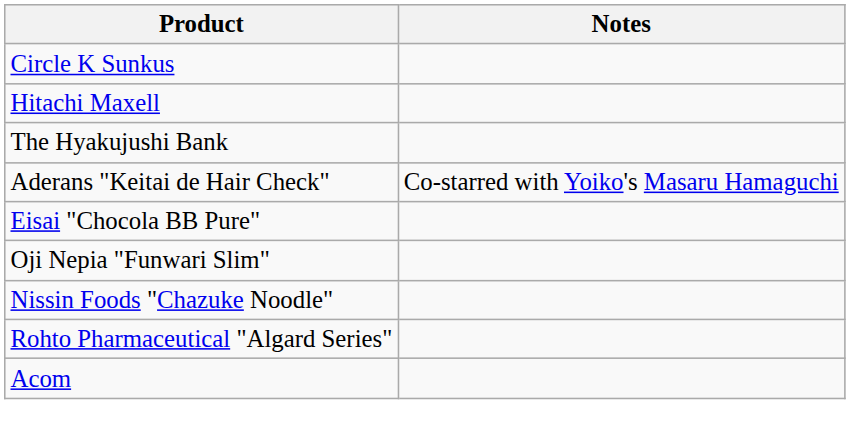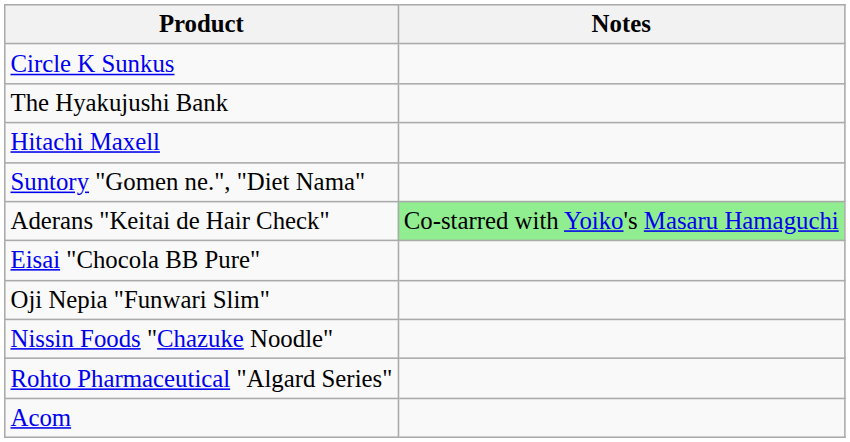rows swapped: (85, 102) <-> (119, 142)
+ row: (188, 181)
(621, 181) no background -> (621, 220) lightgreen background
